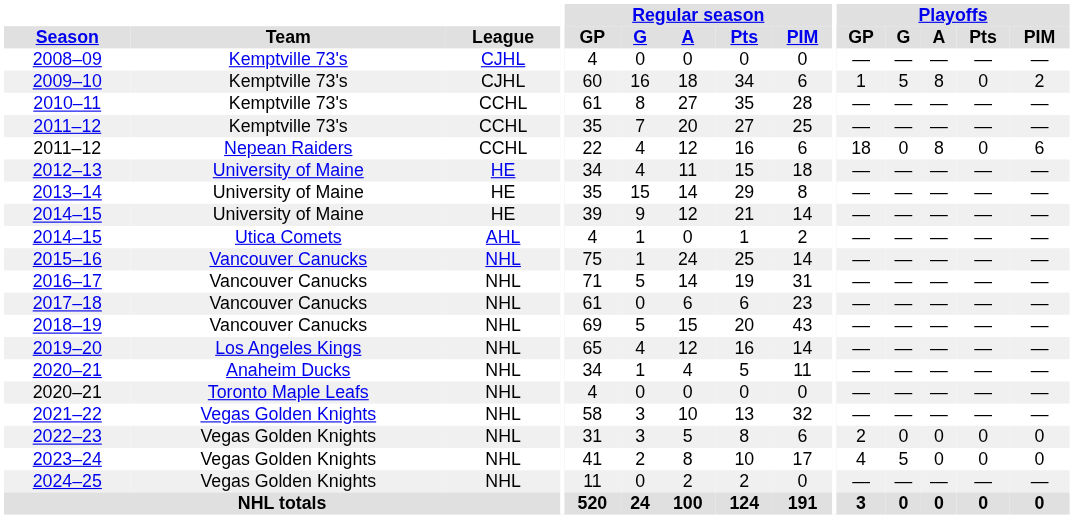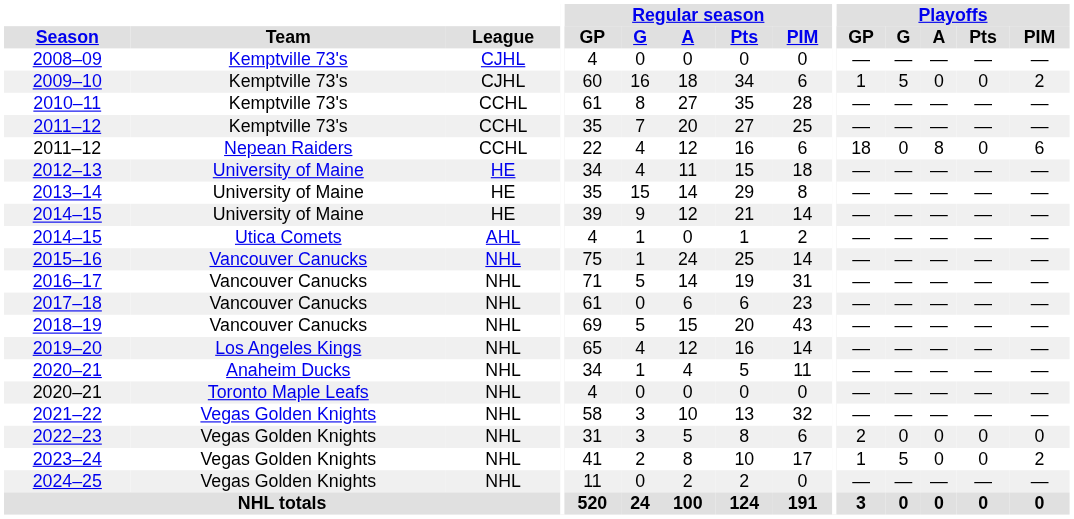(939, 81) 8 -> (939, 81) 0
(861, 459) 4 -> (861, 459) 1
(1040, 459) 0 -> (1040, 459) 2
